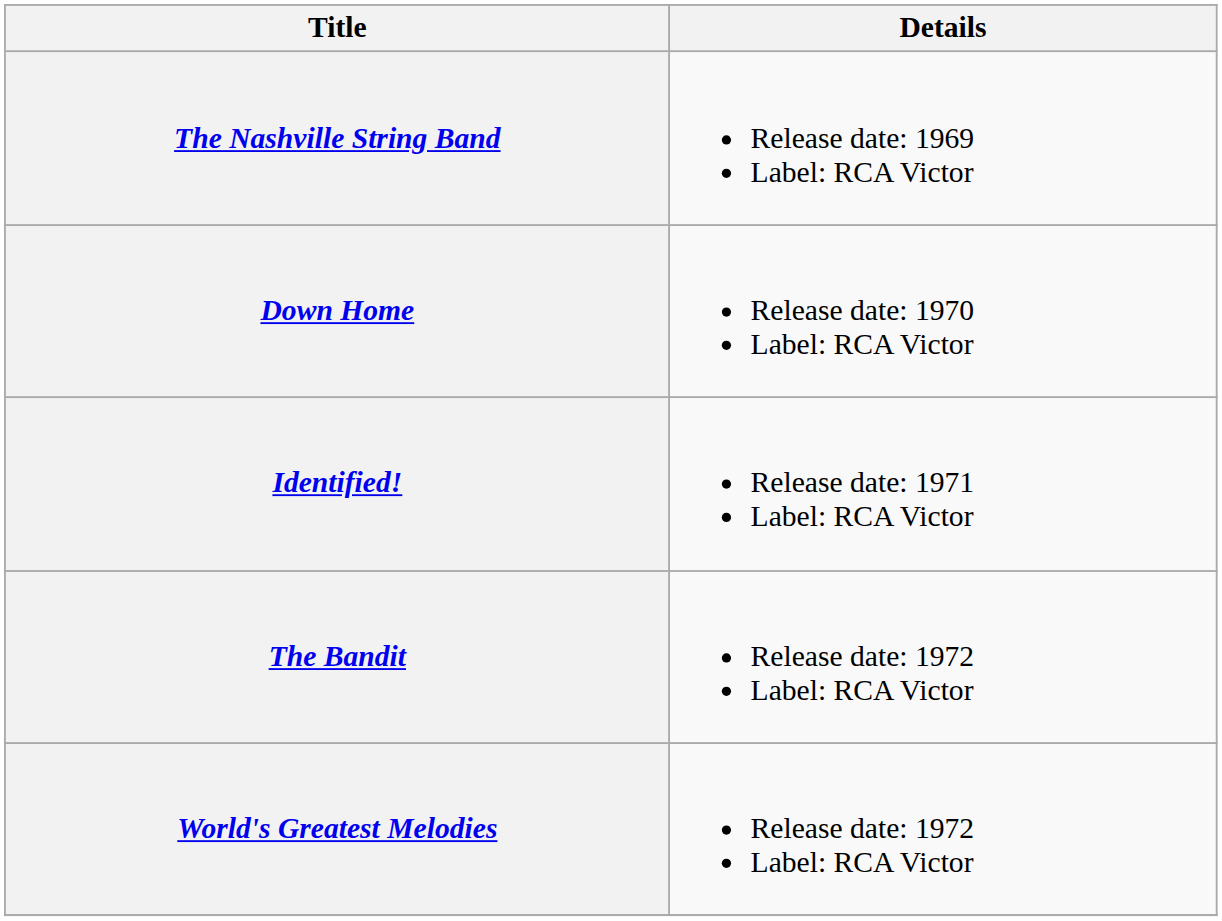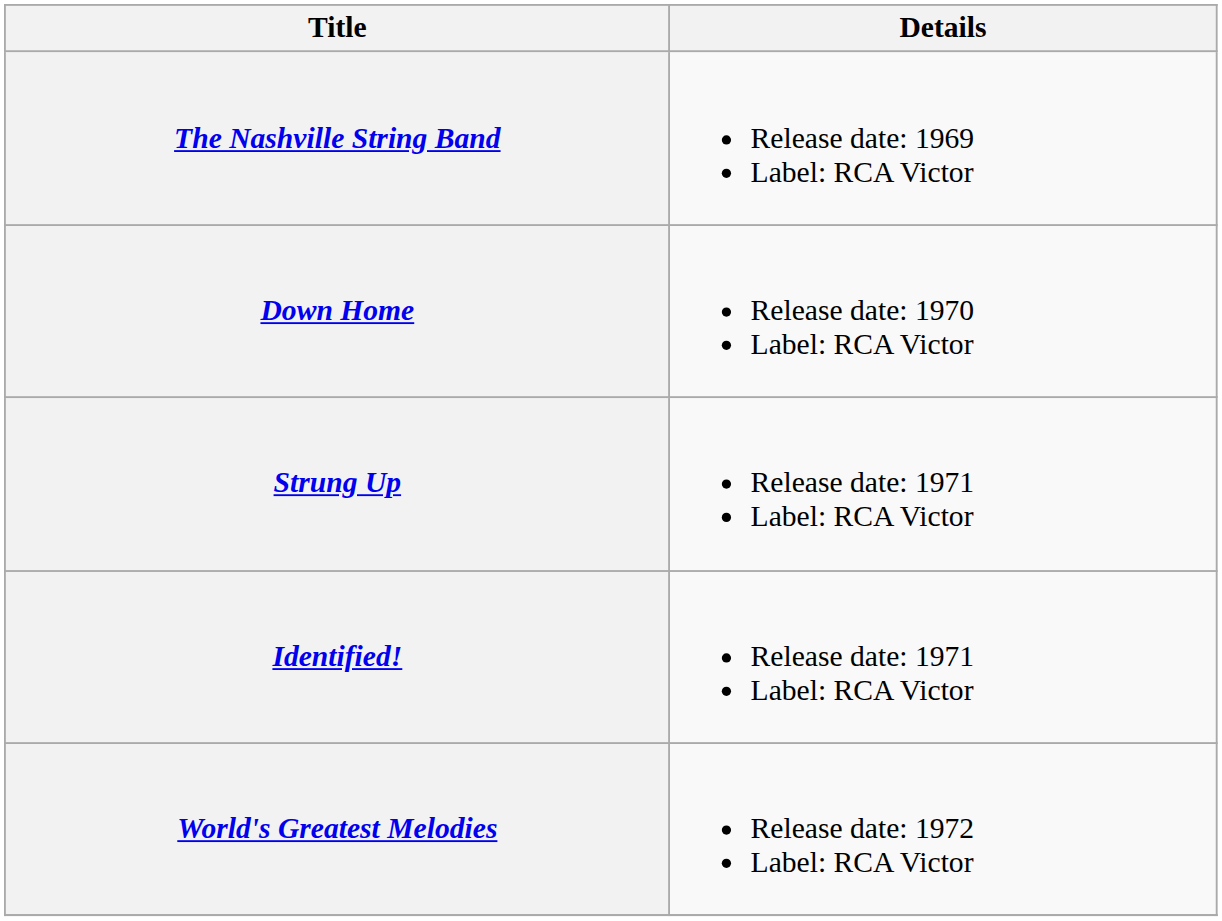+ row: (337, 483)
- row: (337, 656)
